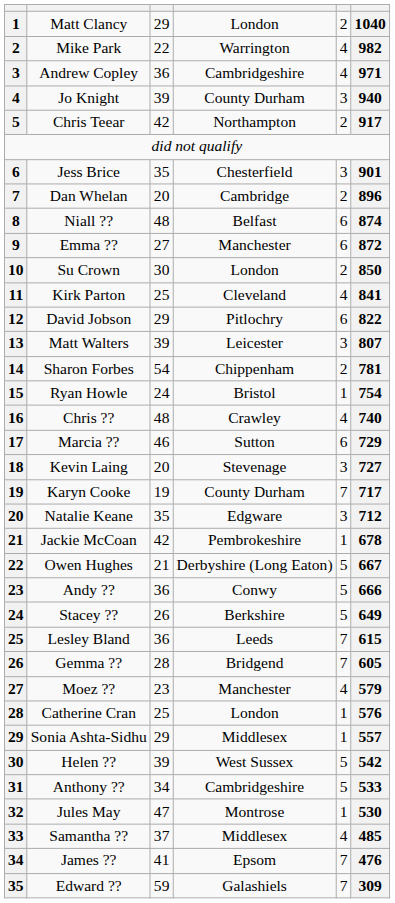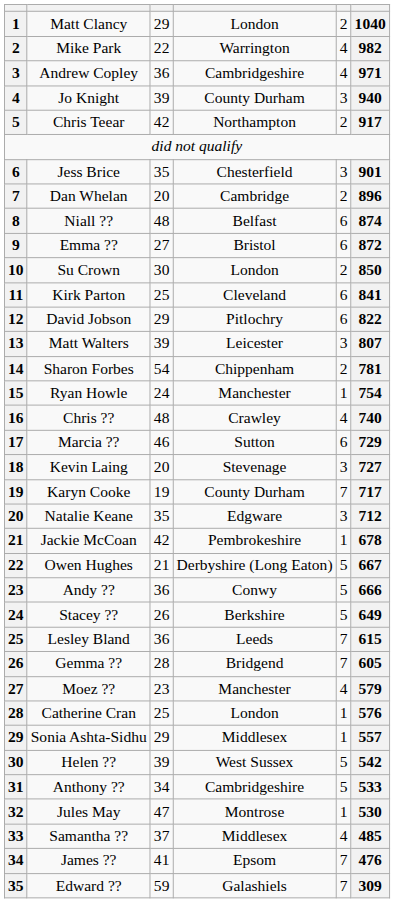(255, 245) Manchester -> (255, 245) Bristol
(344, 294) 4 -> (344, 294) 6
(255, 393) Bristol -> (255, 393) Manchester
